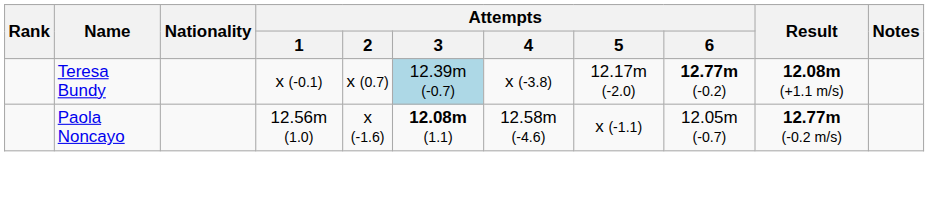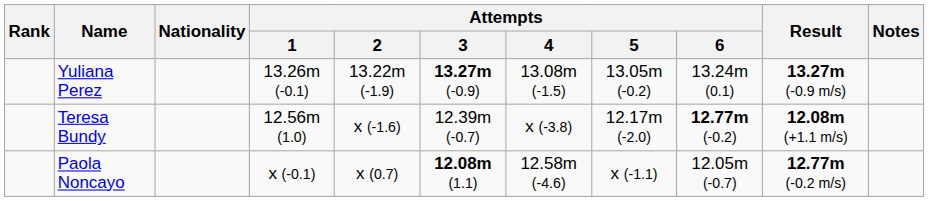+ row: (86, 81)
(299, 81) x (-0.1) -> (292, 127) 12.56m (1.0)
(368, 81) x (0.7) -> (377, 127) x (-1.6)
(438, 81) lightblue background -> (463, 127) no background
(299, 127) 12.56m (1.0) -> (292, 173) x (-0.1)
(368, 127) x (-1.6) -> (377, 173) x (0.7)
